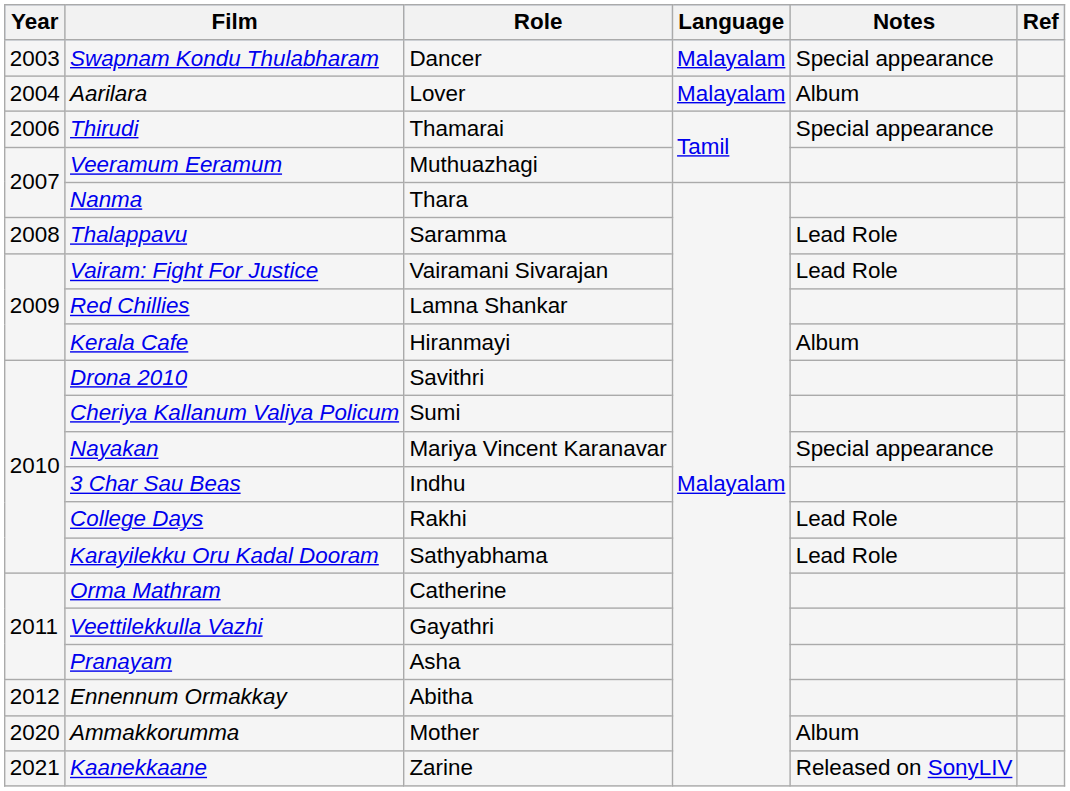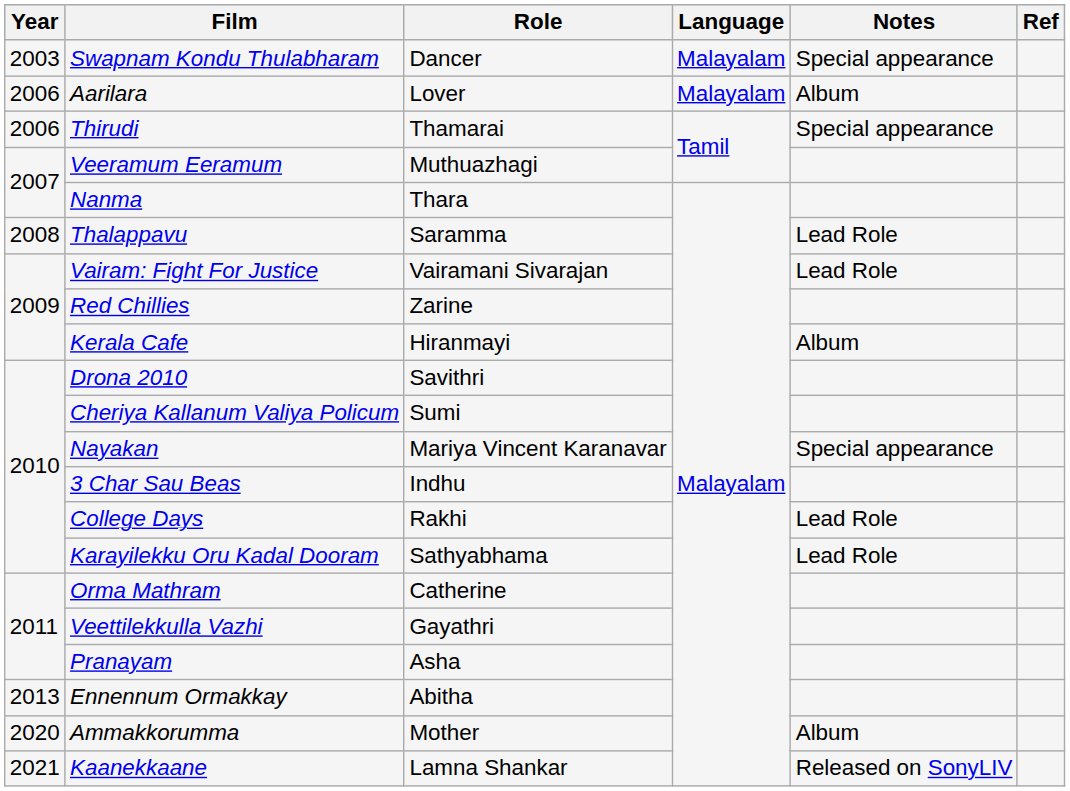(35, 93) 2004 -> (35, 93) 2006
(489, 306) Lamna Shankar -> (441, 306) Zarine
(35, 697) 2012 -> (35, 697) 2013
(441, 768) Zarine -> (489, 768) Lamna Shankar
